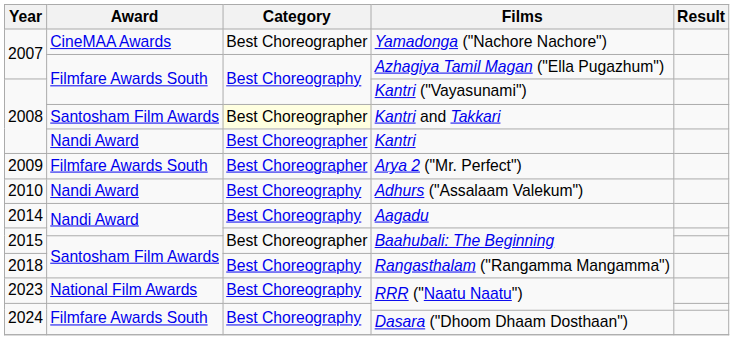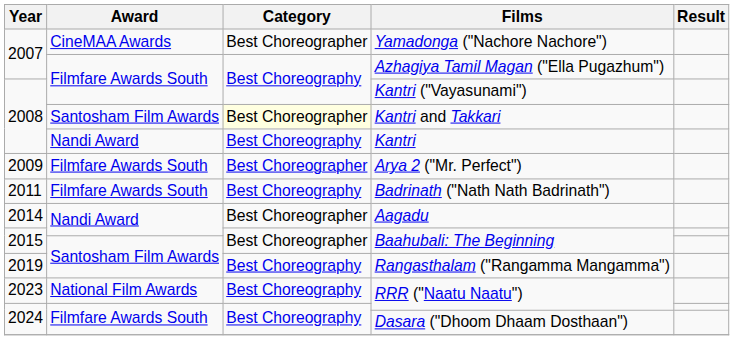(297, 141) Best Choreographer -> (294, 141) Best Choreography
- row: (95, 191)
+ row: (129, 191)
(294, 215) Best Choreography -> (297, 215) Best Choreographer
(26, 265) 2018 -> (26, 265) 2019
